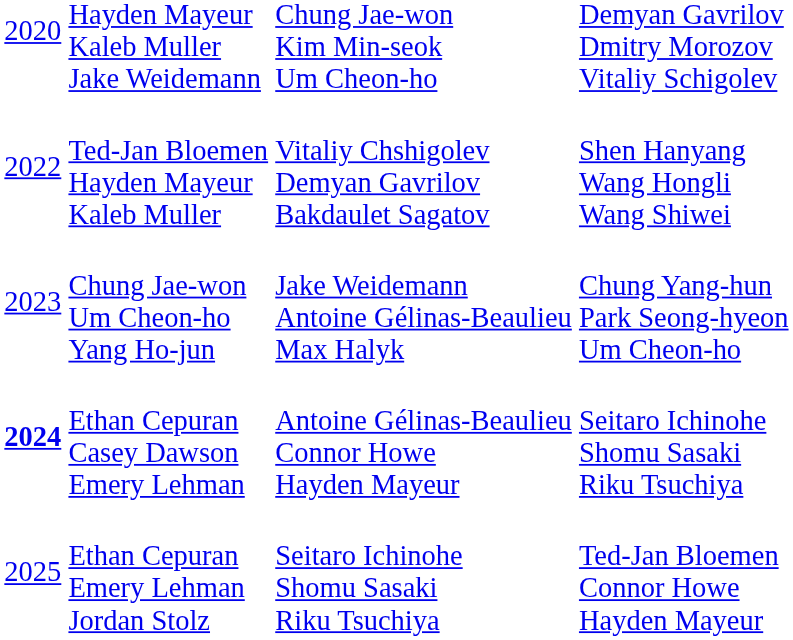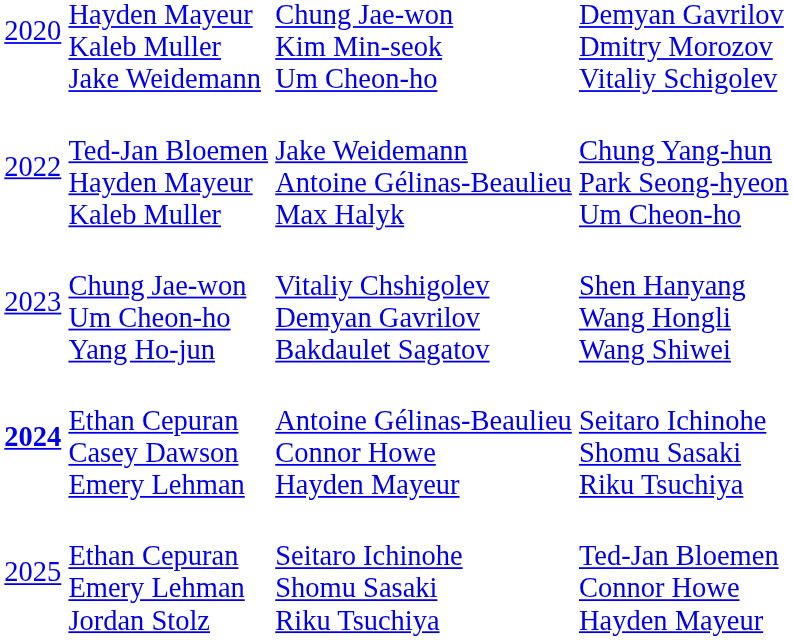(382, 182) Vitaliy Chshigolev Demyan Gavrilov Bakdaulet Sagatov -> (424, 182) Jake Weidemann Antoine Gélinas-Beaulieu Max Halyk
(662, 182) Shen Hanyang Wang Hongli Wang Shiwei -> (684, 182) Chung Yang-hun Park Seong-hyeon Um Cheon-ho
(424, 317) Jake Weidemann Antoine Gélinas-Beaulieu Max Halyk -> (382, 317) Vitaliy Chshigolev Demyan Gavrilov Bakdaulet Sagatov
(684, 317) Chung Yang-hun Park Seong-hyeon Um Cheon-ho -> (662, 317) Shen Hanyang Wang Hongli Wang Shiwei
